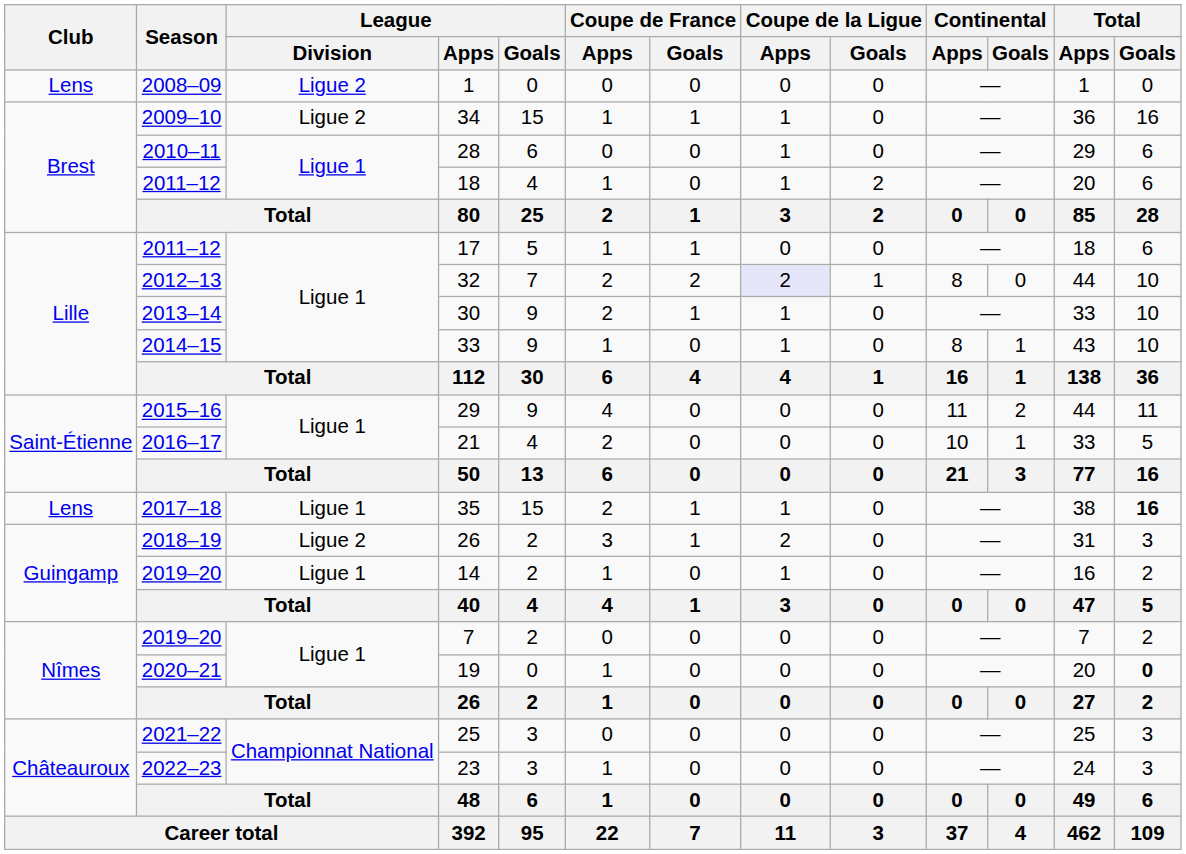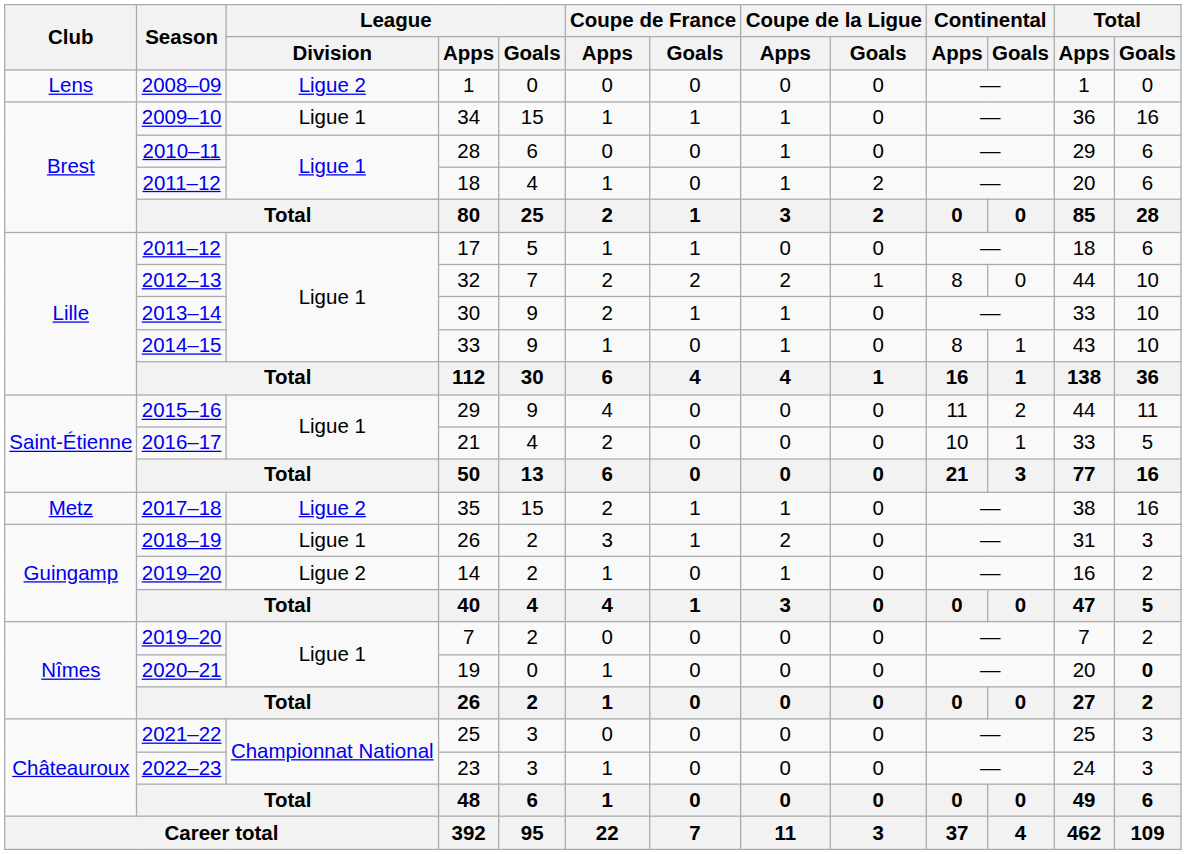(332, 118) Ligue 2 -> (332, 118) Ligue 1
(785, 280) lavender background -> (785, 280) no background
(71, 507) Lens -> (71, 507) Metz
(332, 507) Ligue 1 -> (332, 507) Ligue 2
(1148, 507) bold -> (1148, 507) normal
(332, 540) Ligue 2 -> (332, 540) Ligue 1
(332, 572) Ligue 1 -> (332, 572) Ligue 2
